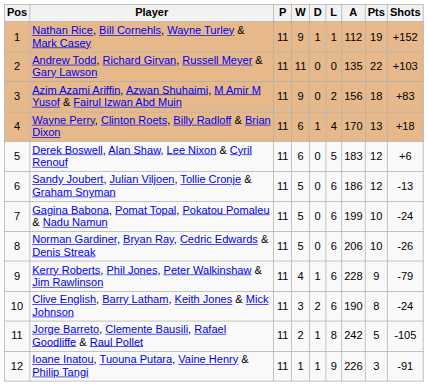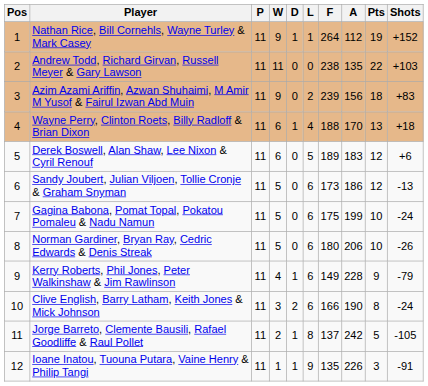+ column: (330, 13)
